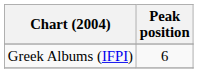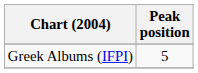(165, 56) 6 -> (165, 56) 5
